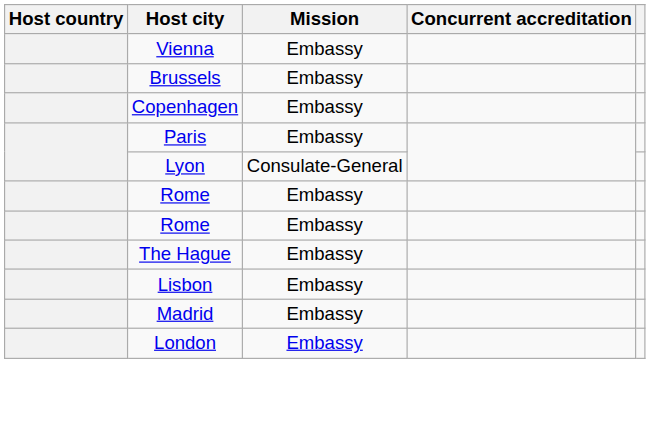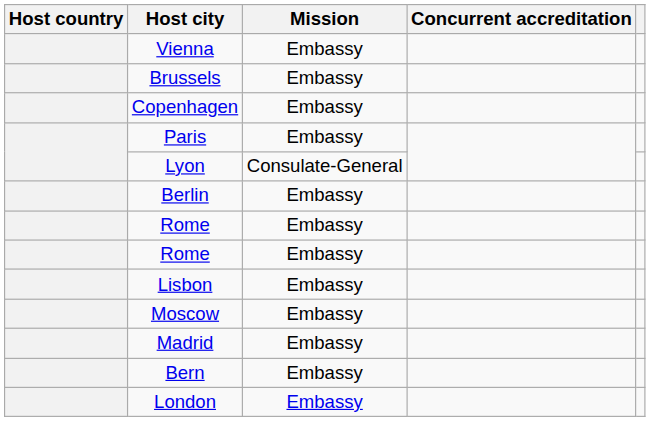+ row: (185, 195)
- row: (185, 254)
+ row: (185, 313)
+ row: (185, 372)
